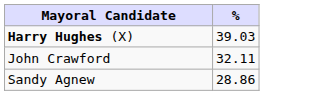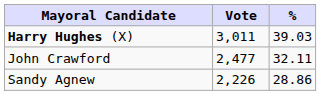+ column: (241, 15)
